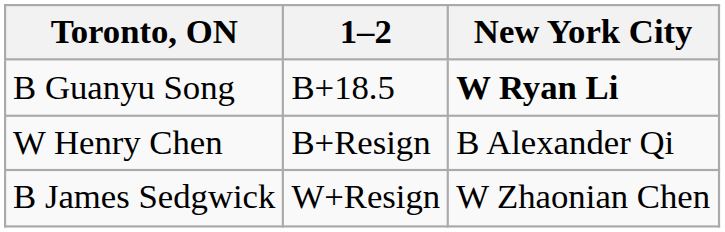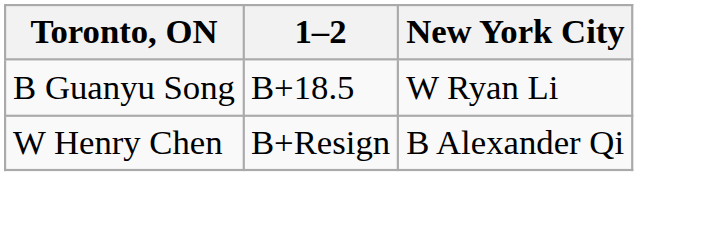(537, 87) bold -> (482, 87) normal
- row: (144, 197)
